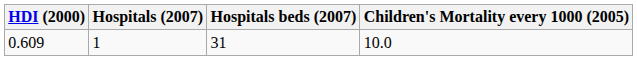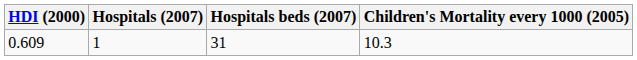(378, 42) 10.0 -> (378, 42) 10.3
